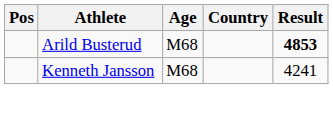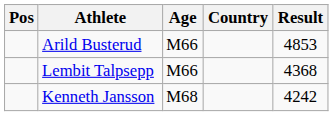(182, 44) M68 -> (182, 44) M66
(301, 44) bold -> (301, 44) normal
+ row: (98, 70)
(301, 70) 4241 -> (301, 96) 4242
